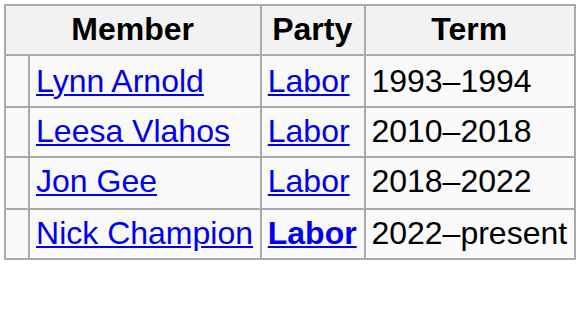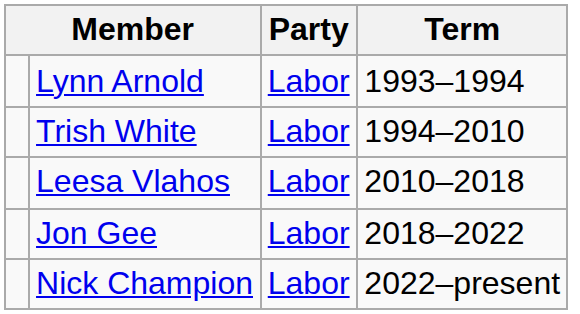+ row: (116, 131)
(312, 232) bold -> (309, 283) normal
